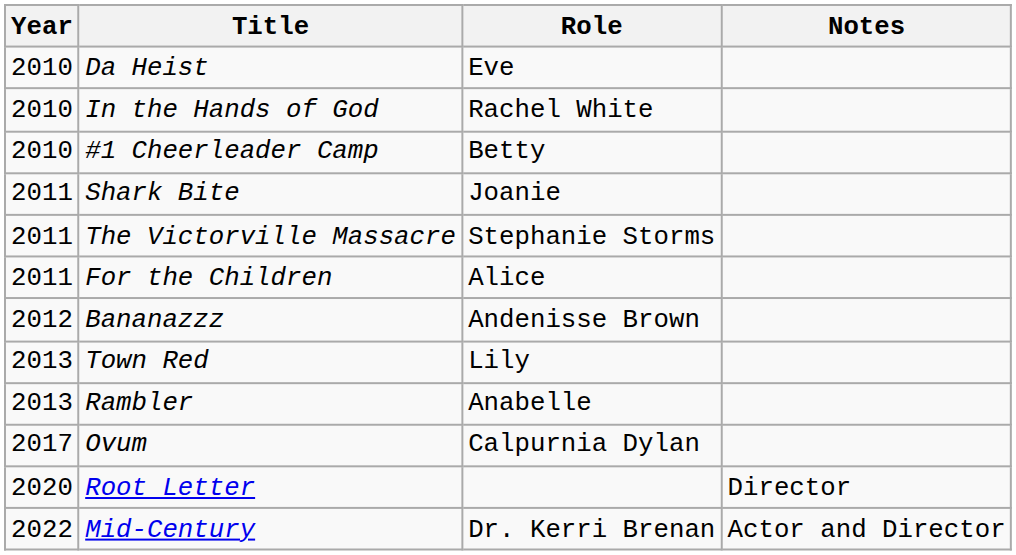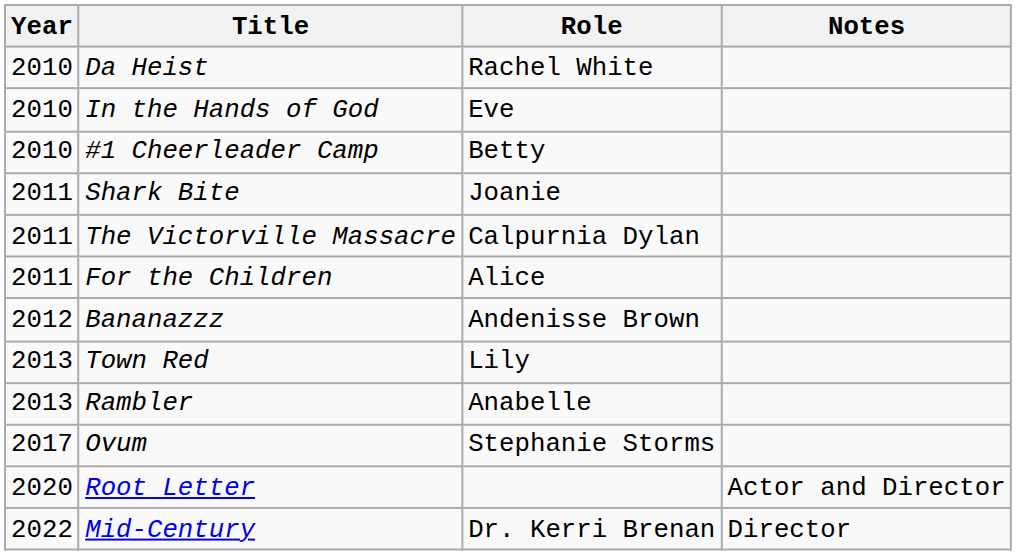(491, 68) Eve -> (561, 68) Rachel White
(561, 110) Rachel White -> (491, 110) Eve
(592, 236) Stephanie Storms -> (584, 236) Calpurnia Dylan
(584, 445) Calpurnia Dylan -> (592, 445) Stephanie Storms
(789, 487) Director -> (867, 487) Actor and Director
(867, 529) Actor and Director -> (789, 529) Director
